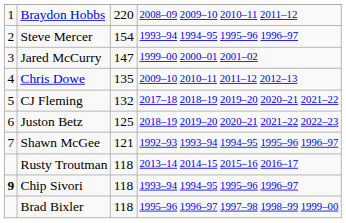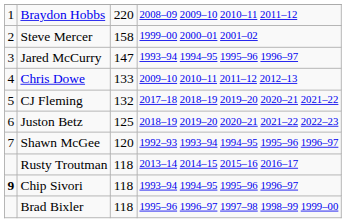(124, 36) 154 -> (124, 36) 158
(219, 36) 1993–94 1994–95 1995–96 1996–97 -> (199, 36) 1999–00 2000–01 2001–02
(199, 57) 1999–00 2000–01 2001–02 -> (219, 57) 1993–94 1994–95 1995–96 1996–97
(124, 79) 135 -> (124, 79) 133
(124, 143) 121 -> (124, 143) 120
